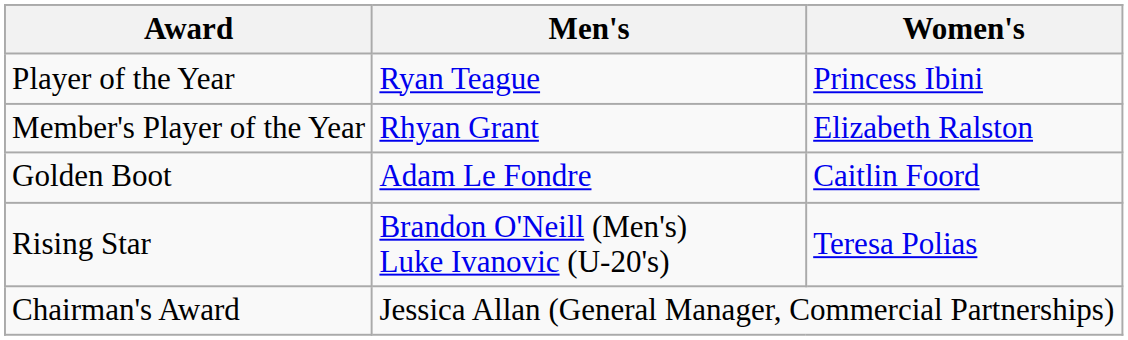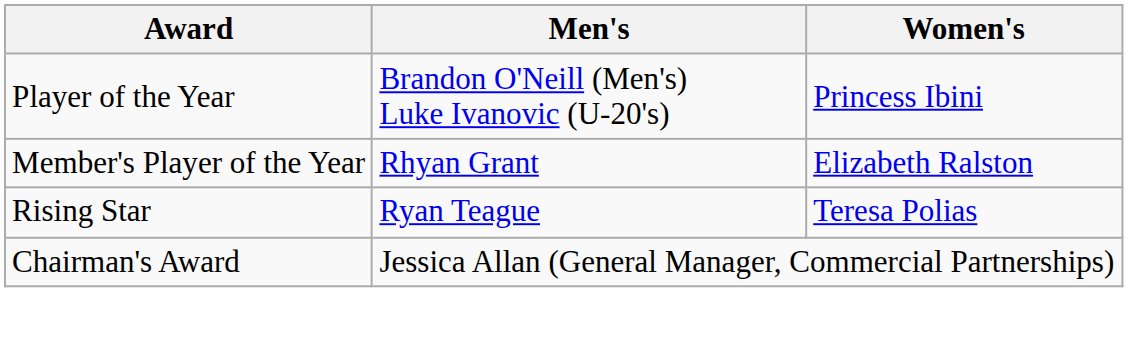(460, 78) Ryan Teague -> (533, 95) Brandon O'Neill (Men's) Luke Ivanovic (U-20's)
- row: (92, 176)
(533, 243) Brandon O'Neill (Men's) Luke Ivanovic (U-20's) -> (460, 211) Ryan Teague
